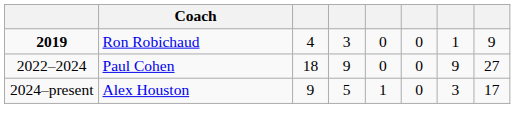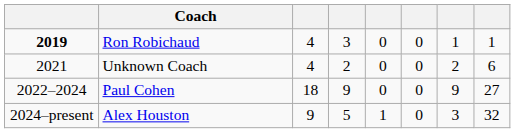(492, 41) 9 -> (492, 41) 1
+ row: (155, 66)
(492, 90) 17 -> (492, 115) 32
